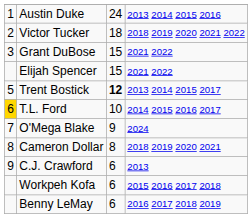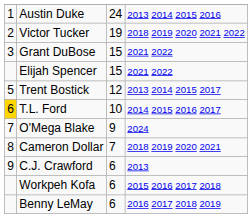(116, 33) 18 -> (116, 33) 19
(116, 90) bold -> (116, 90) normal
(112, 147) 8 -> (112, 147) 7
